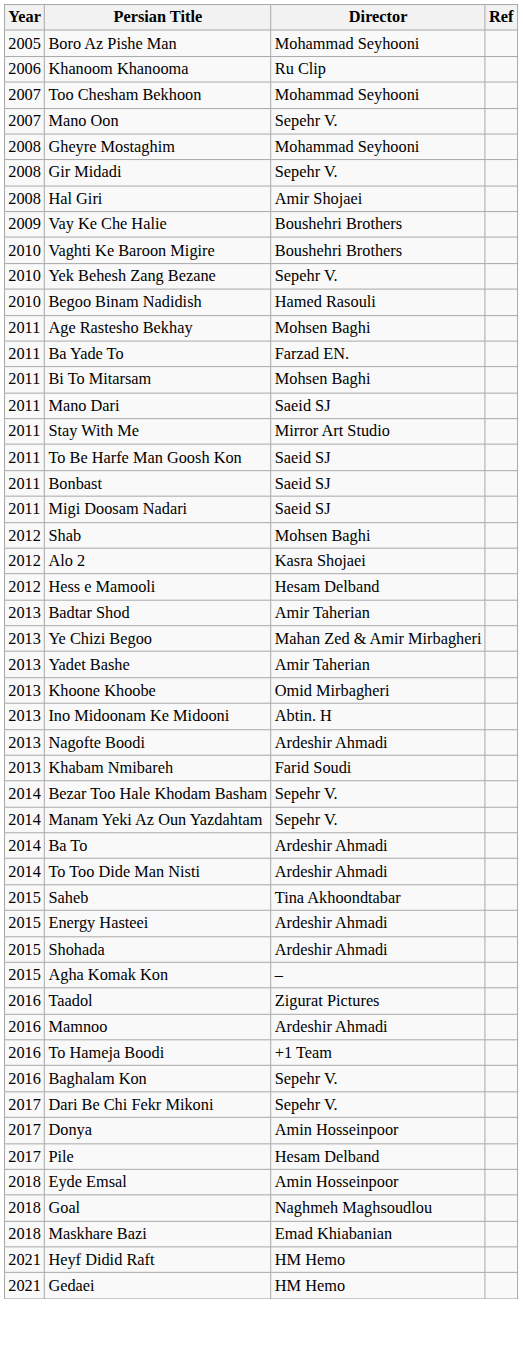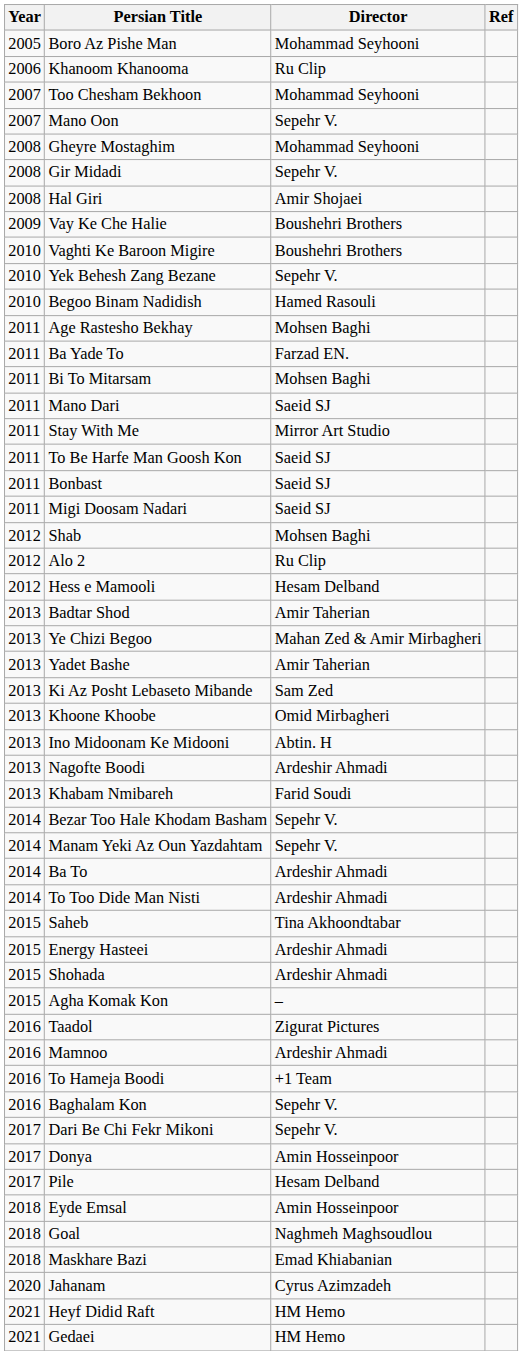(320, 560) Kasra Shojaei -> (300, 560) Ru Clip
+ row: (150, 690)
+ row: (77, 1285)
